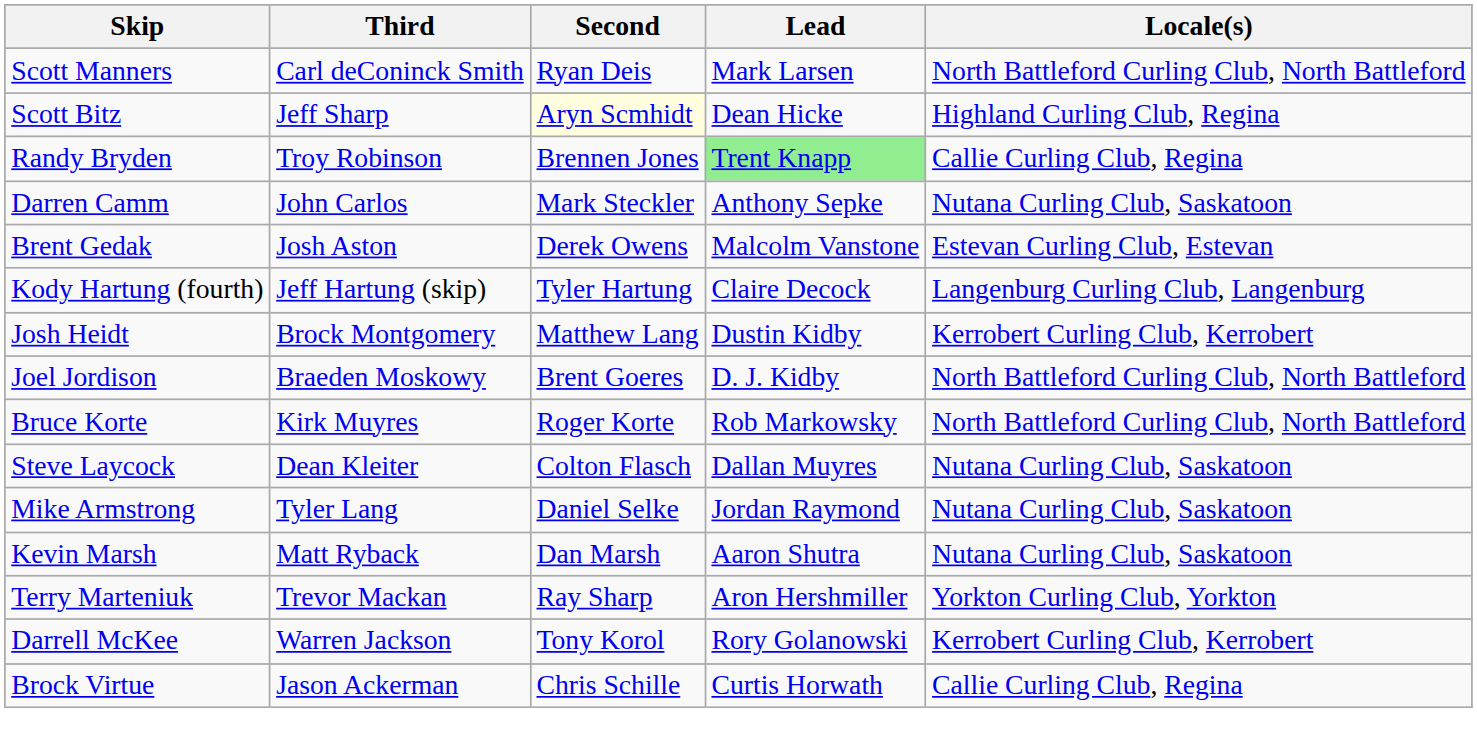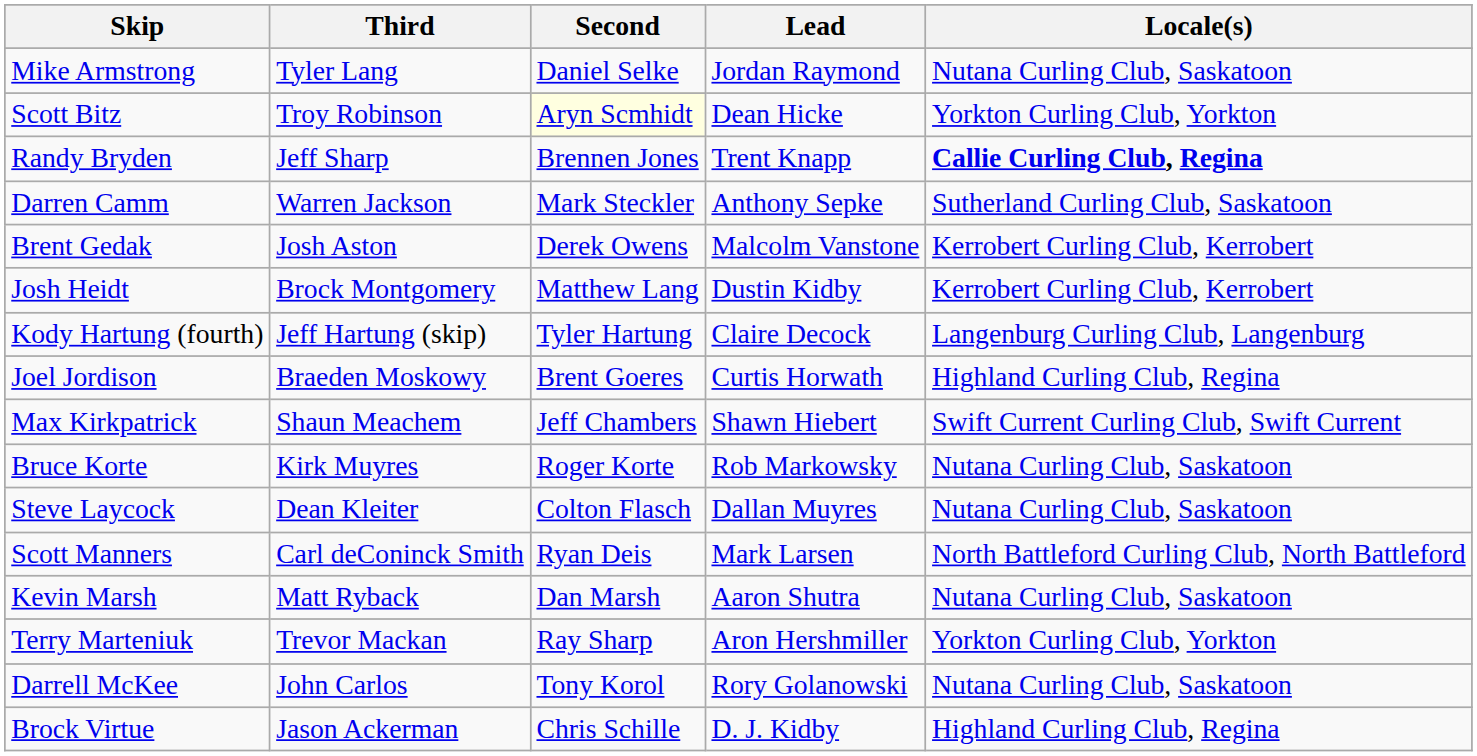rows swapped: (103, 509) <-> (92, 70)
(332, 114) Jeff Sharp -> (359, 114) Troy Robinson
(1106, 114) Highland Curling Club, Regina -> (1104, 114) Yorkton Curling Club, Yorkton
(359, 158) Troy Robinson -> (332, 158) Jeff Sharp
(781, 158) lightgreen background -> (781, 158) no background
(1087, 158) normal -> (1097, 158) bold
(342, 202) John Carlos -> (364, 202) Warren Jackson
(1112, 202) Nutana Curling Club, Saskatoon -> (1132, 202) Sutherland Curling Club, Saskatoon
(1103, 245) Estevan Curling Club, Estevan -> (1123, 245) Kerrobert Curling Club, Kerrobert
rows swapped: (137, 289) <-> (70, 333)
(775, 377) D. J. Kidby -> (797, 377) Curtis Horwath
(1199, 377) North Battleford Curling Club, North Battleford -> (1106, 377) Highland Curling Club, Regina
+ row: (104, 421)
(1199, 421) North Battleford Curling Club, North Battleford -> (1112, 465) Nutana Curling Club, Saskatoon
(364, 641) Warren Jackson -> (342, 684) John Carlos
(1123, 641) Kerrobert Curling Club, Kerrobert -> (1112, 684) Nutana Curling Club, Saskatoon
(797, 684) Curtis Horwath -> (775, 728) D. J. Kidby
(1087, 684) Callie Curling Club, Regina -> (1106, 728) Highland Curling Club, Regina
